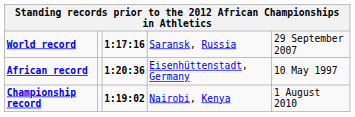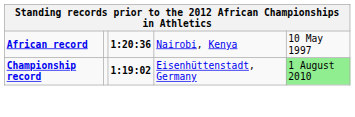- row: (41, 45)
(199, 71) Eisenhüttenstadt, Germany -> (197, 45) Nairobi, Kenya
(190, 98) Nairobi, Kenya -> (206, 71) Eisenhüttenstadt, Germany
(297, 98) no background -> (311, 71) lightgreen background
